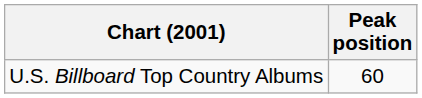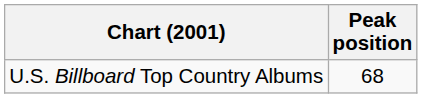(372, 76) 60 -> (372, 76) 68
